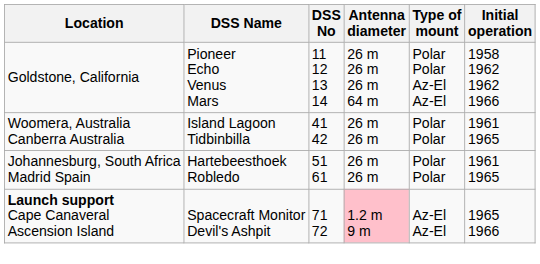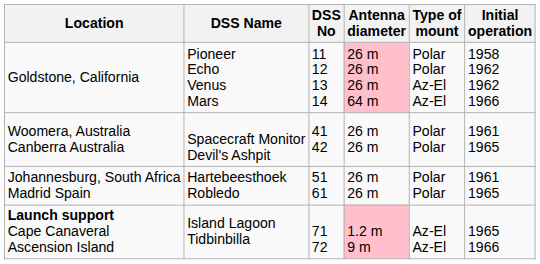(363, 77) no background -> (363, 77) pink background
(231, 131) Island Lagoon Tidbinbilla -> (246, 147) Spacecraft Monitor Devil's Ashpit
(246, 223) Spacecraft Monitor Devil's Ashpit -> (231, 231) Island Lagoon Tidbinbilla
